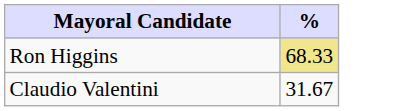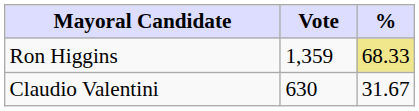+ column: (319, 21)
